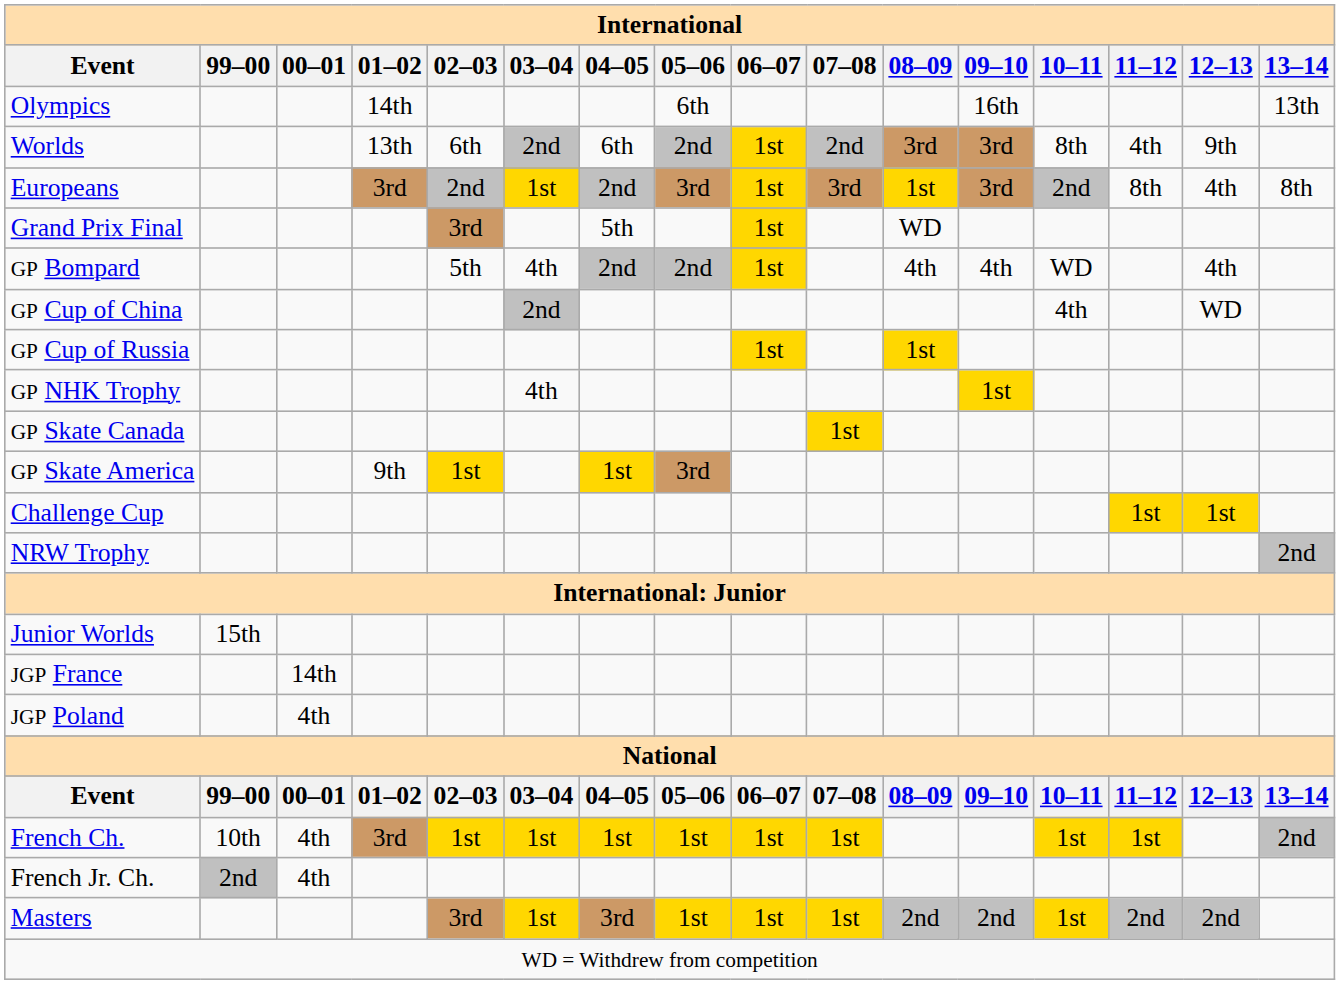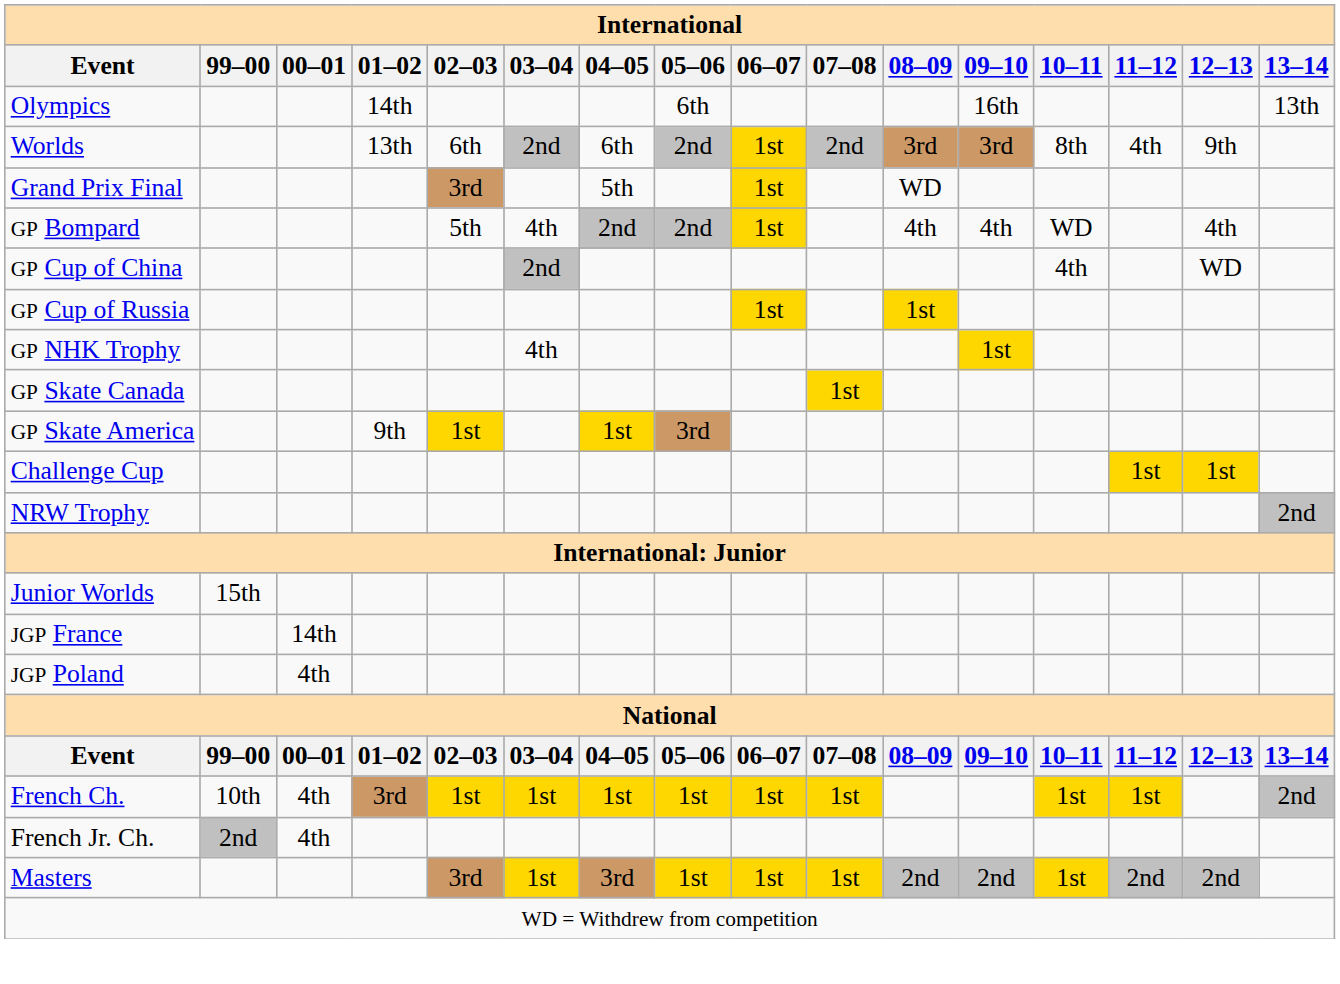- row: (65, 187)
